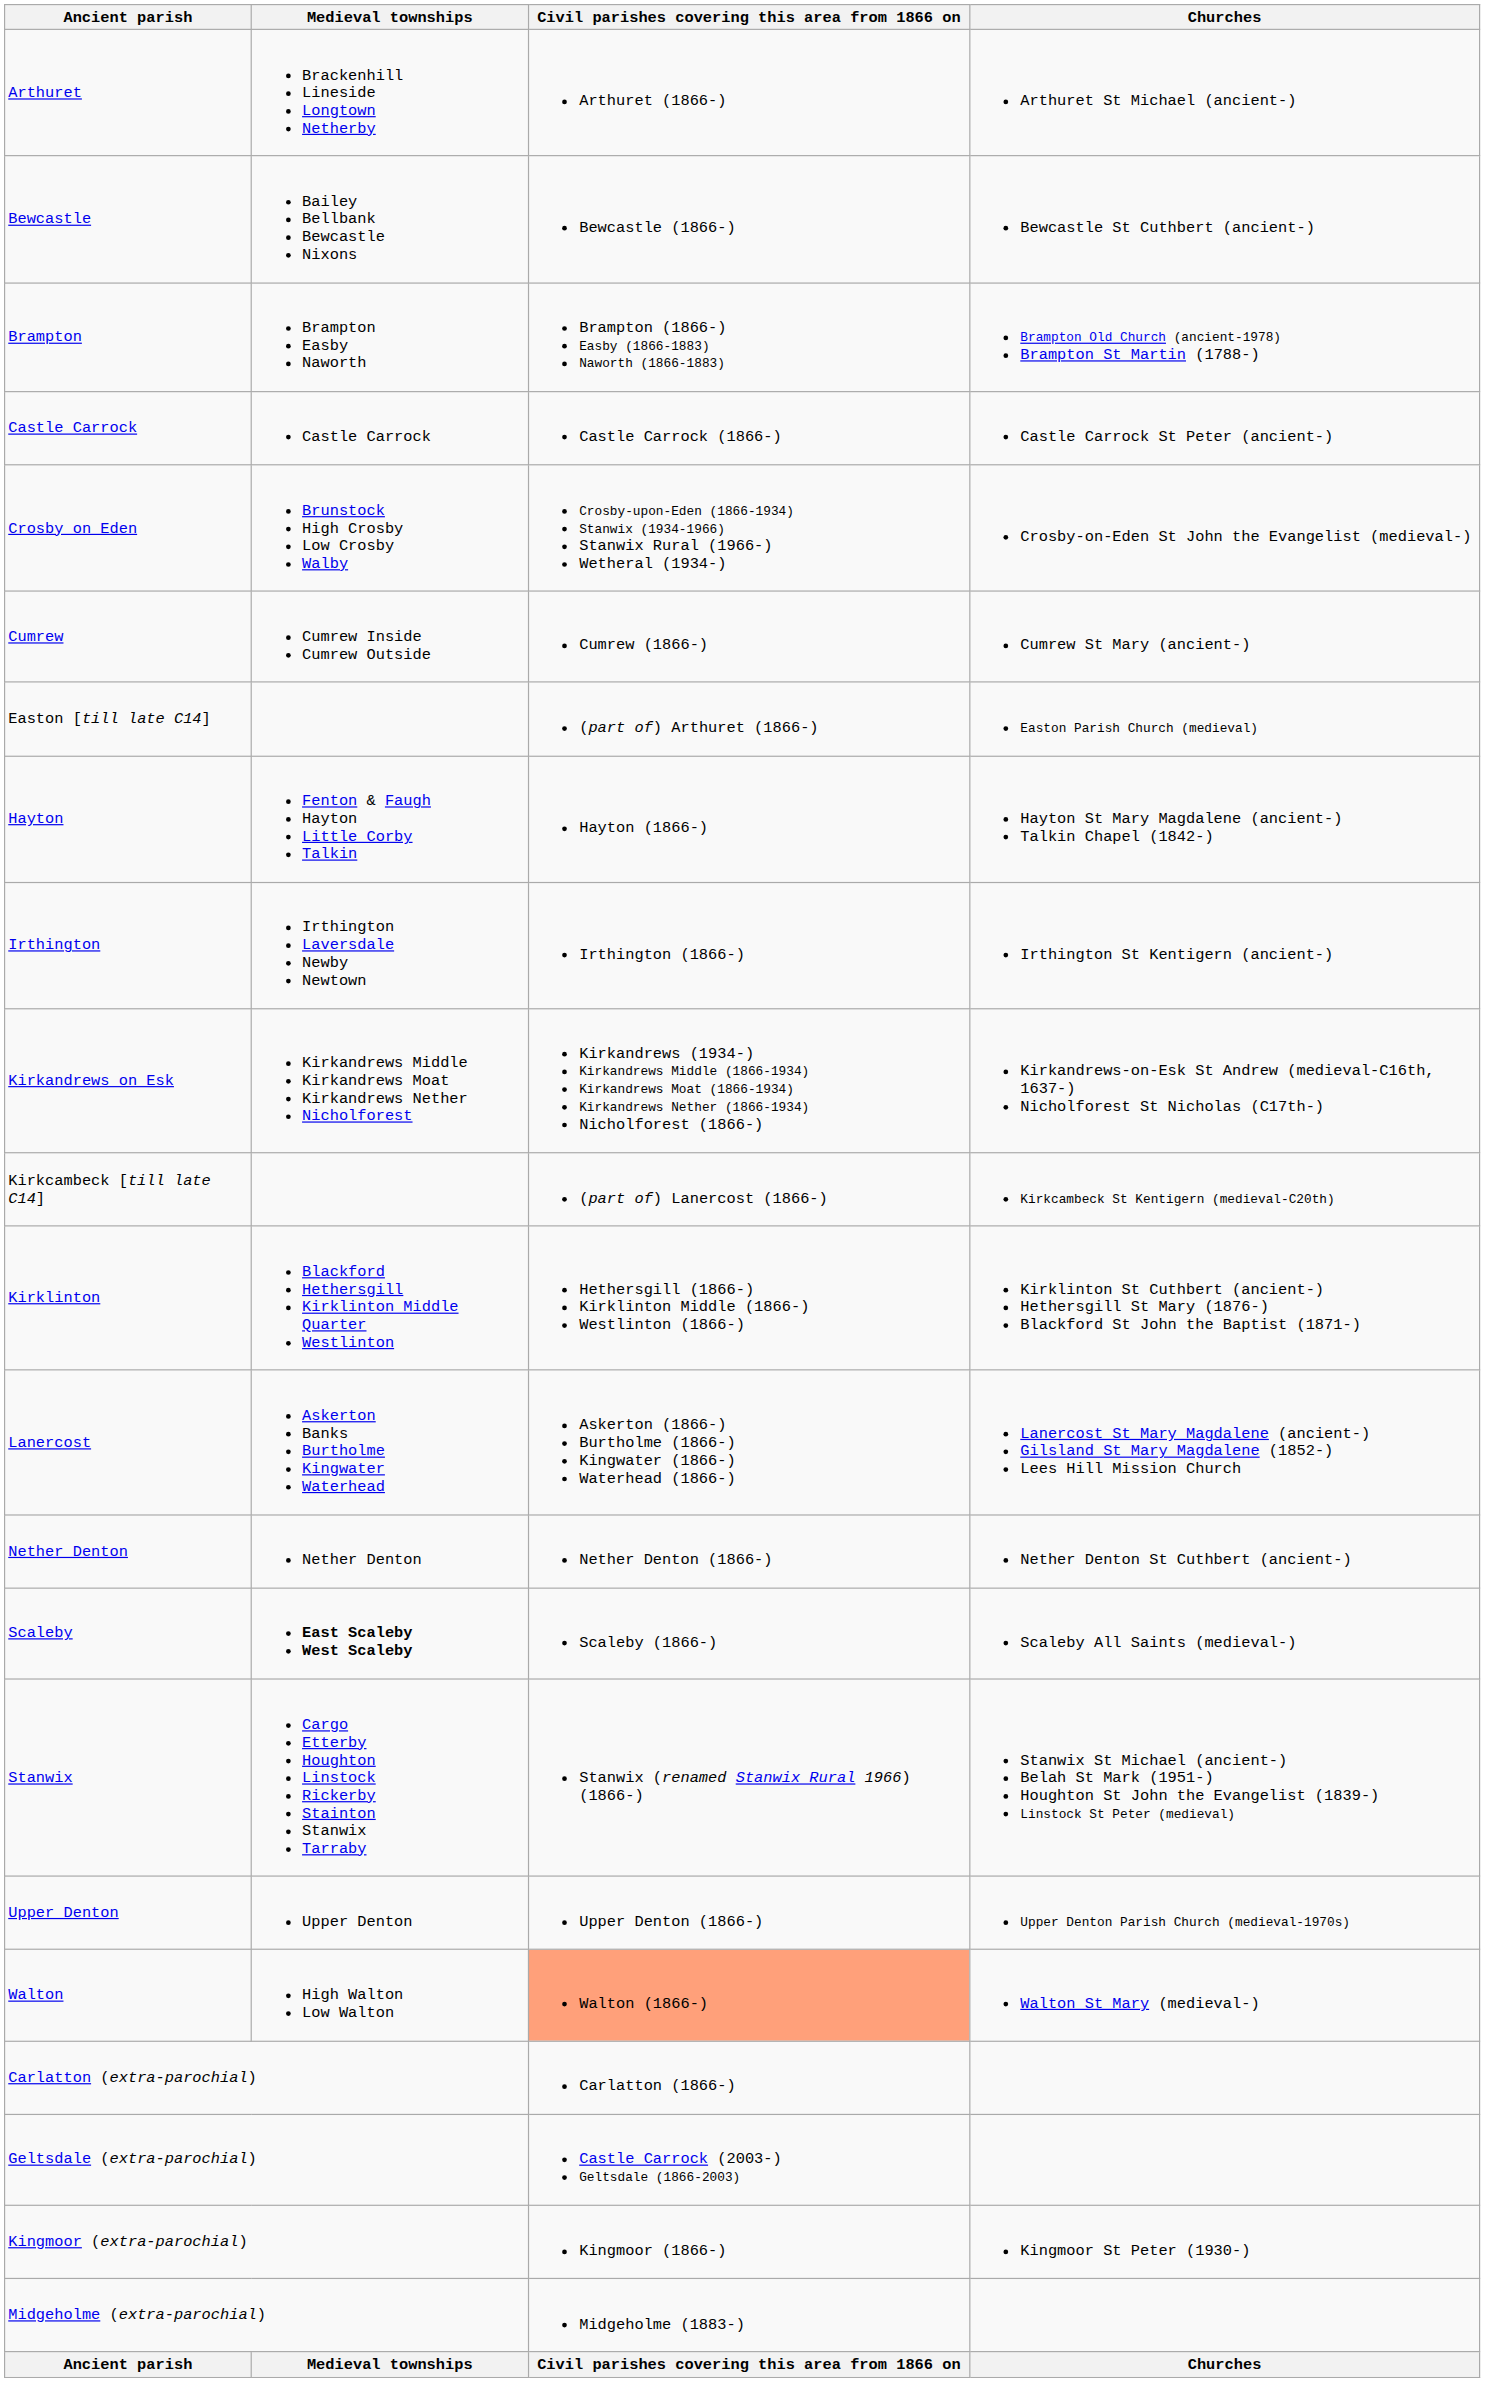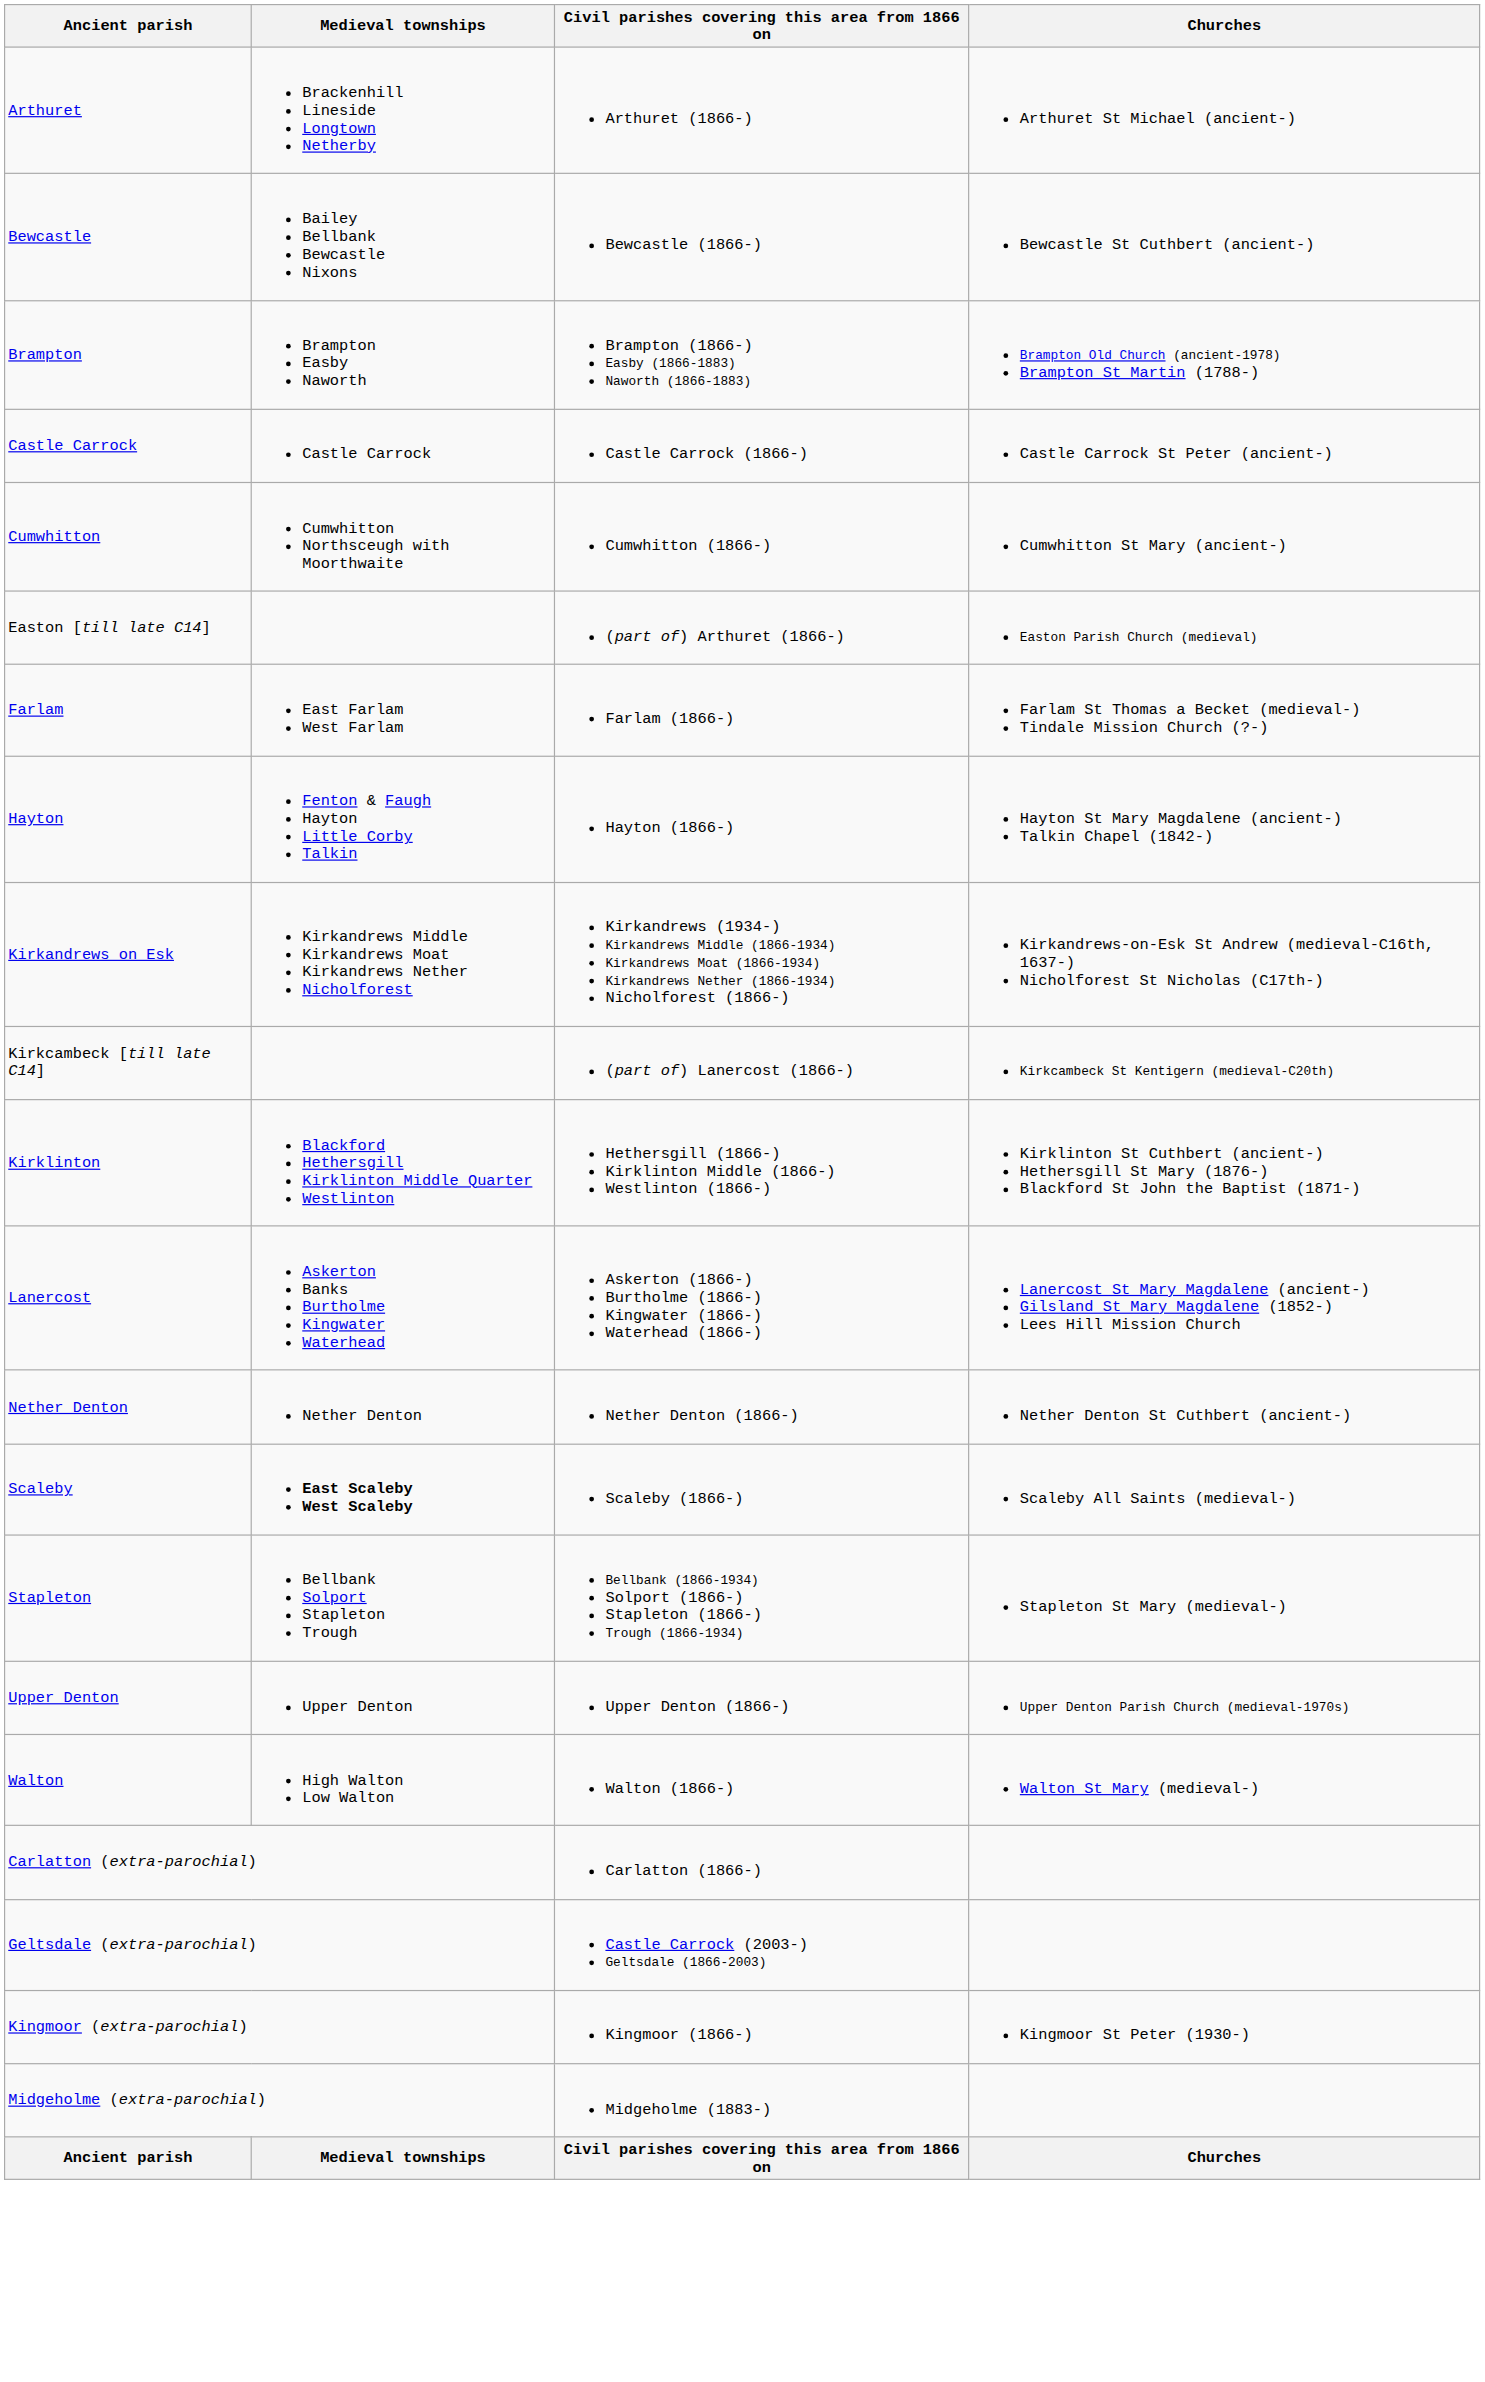- row: (73, 528)
- row: (36, 637)
+ row: (54, 537)
+ row: (36, 710)
- row: (54, 945)
- row: (40, 1778)
+ row: (50, 1598)
(749, 2004) lightsalmon background -> (762, 1789) no background
